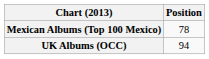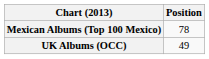(184, 45) 94 -> (184, 45) 49
